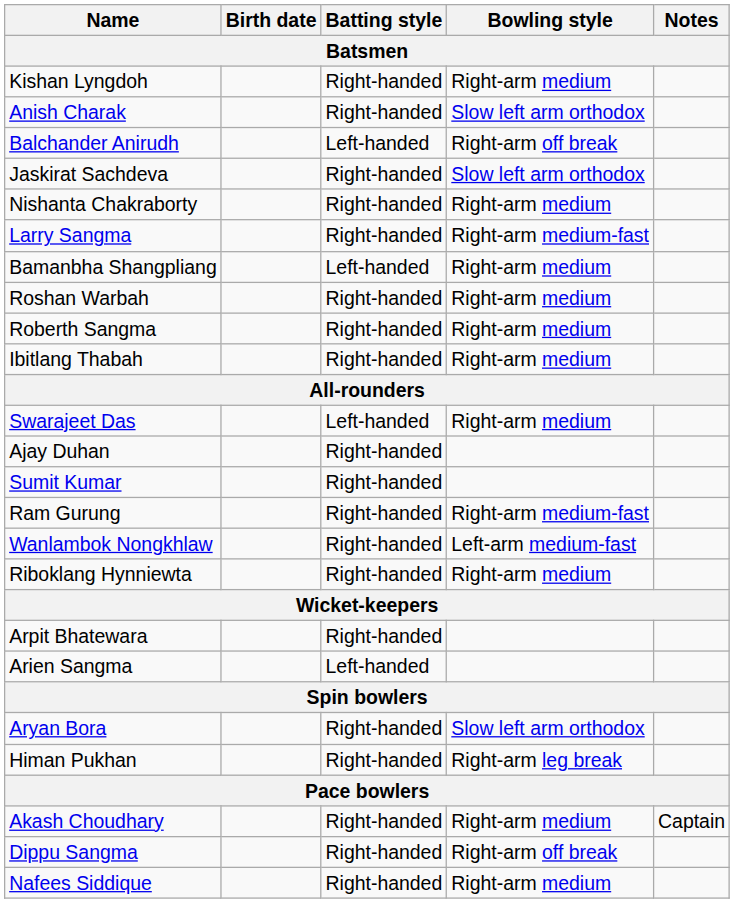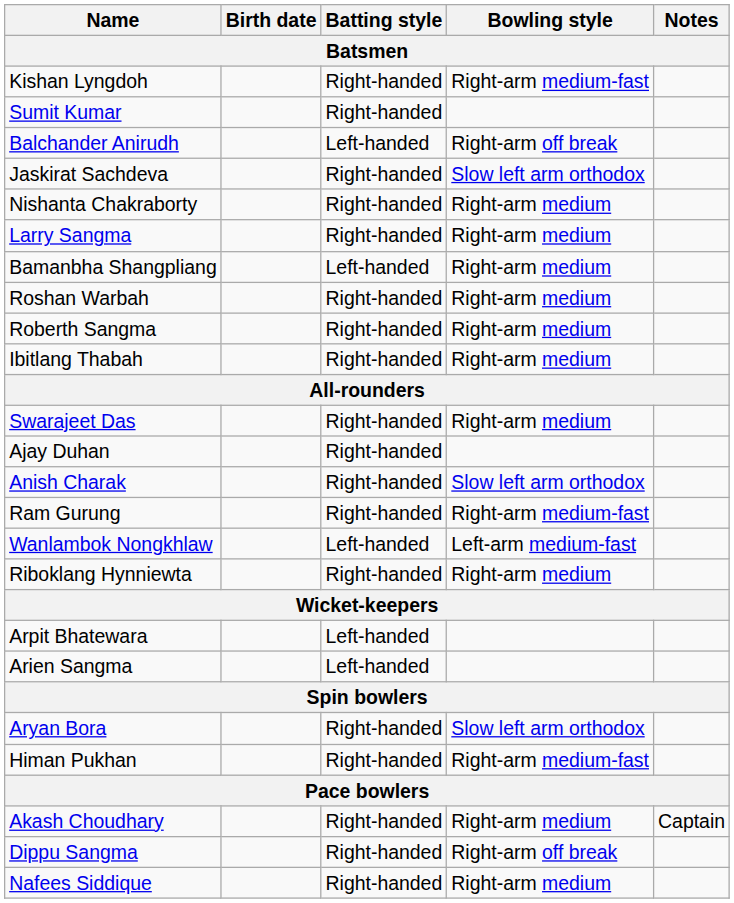(531, 82) Right-arm medium -> (550, 82) Right-arm medium-fast
rows swapped: (65, 482) <-> (68, 113)
(550, 236) Right-arm medium-fast -> (531, 236) Right-arm medium
(377, 421) Left-handed -> (384, 421) Right-handed
(384, 544) Right-handed -> (377, 544) Left-handed
(384, 636) Right-handed -> (377, 636) Left-handed
(537, 759) Right-arm leg break -> (550, 759) Right-arm medium-fast
